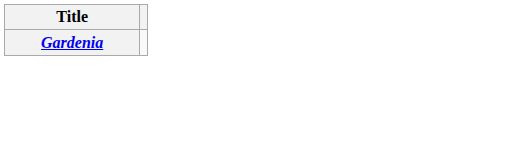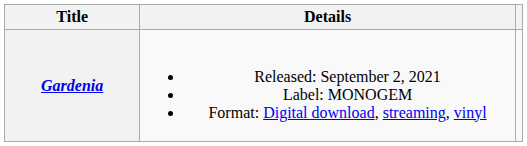+ column: (328, 17)
